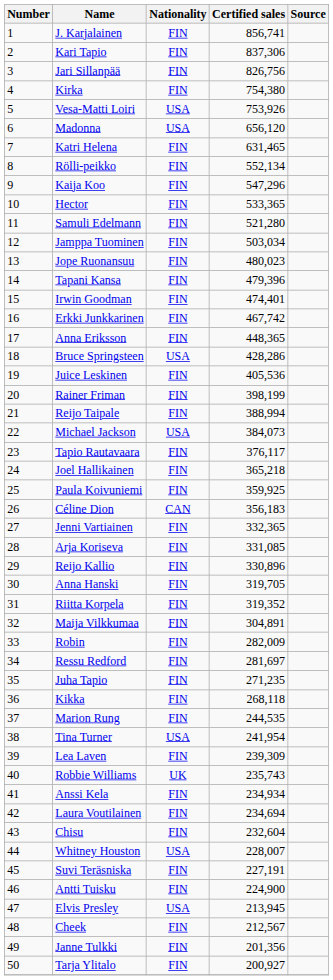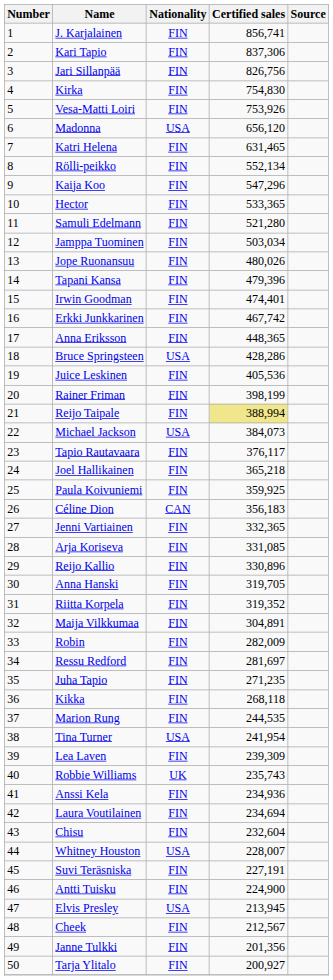(266, 90) 754,380 -> (266, 90) 754,830
(178, 109) USA -> (178, 109) FIN
(266, 261) 480,023 -> (266, 261) 480,026
(266, 413) no background -> (266, 413) khaki background
(266, 794) 234,934 -> (266, 794) 234,936
